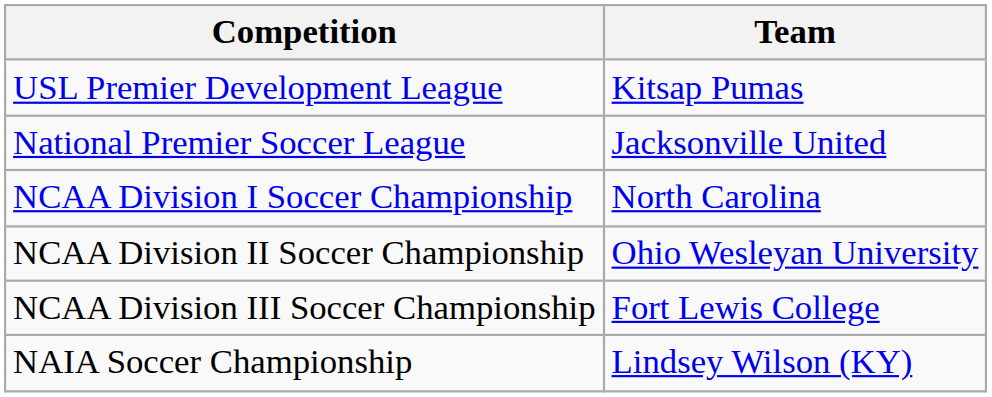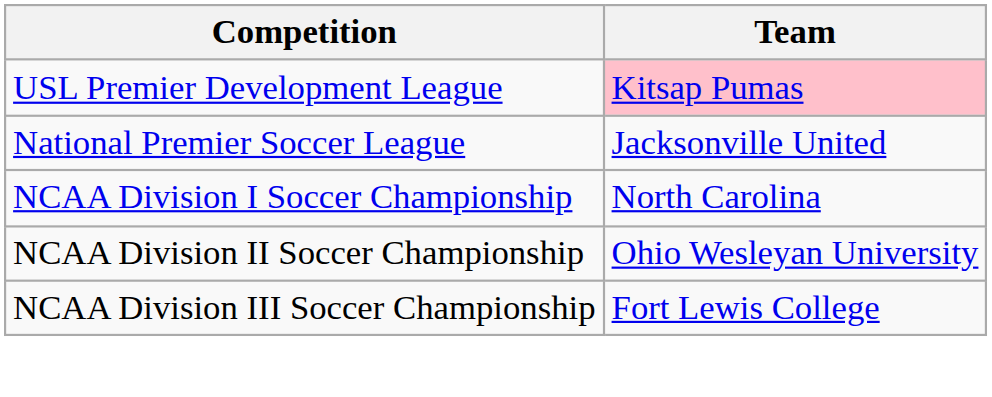(708, 87) no background -> (708, 87) pink background
- row: (213, 362)
